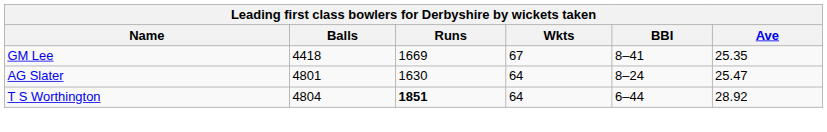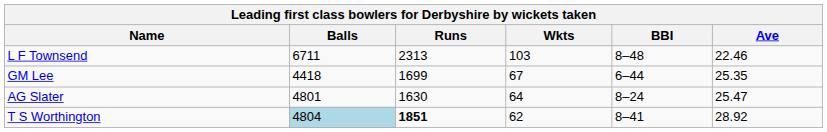+ row: (47, 55)
(413, 55) 1669 -> (413, 76) 1699
(630, 55) 8–41 -> (630, 76) 6–44
(307, 96) no background -> (307, 117) lightblue background
(516, 96) 64 -> (516, 117) 62
(630, 96) 6–44 -> (630, 117) 8–41
